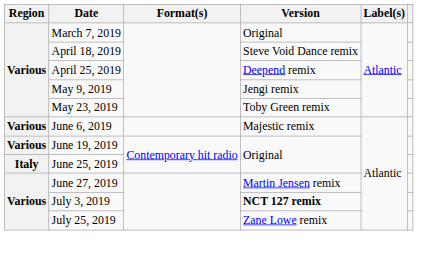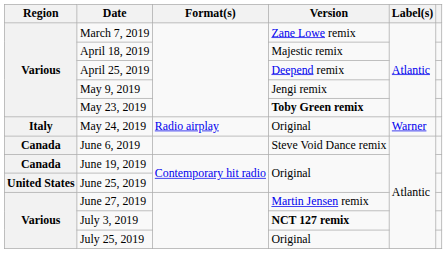(263, 32) Original -> (314, 32) Zane Lowe remix
(301, 51) Steve Void Dance remix -> (307, 51) Majestic remix
(286, 107) normal -> (317, 107) bold
+ row: (113, 126)
(27, 126) Various -> (41, 145) Canada
(279, 126) Majestic remix -> (329, 145) Steve Void Dance remix
(27, 145) Various -> (41, 164) Canada
(27, 164) Italy -> (41, 182) United States
(285, 220) Zane Lowe remix -> (291, 239) Original
